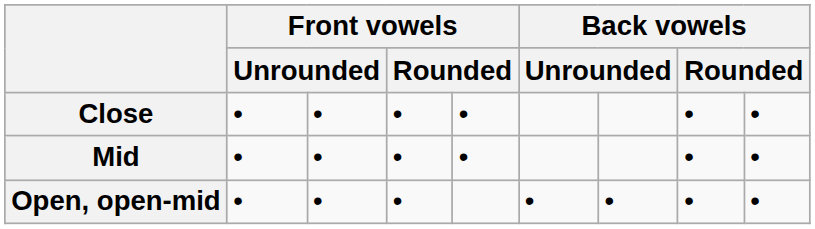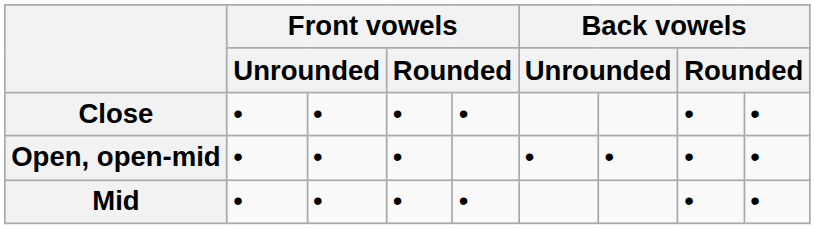rows swapped: (116, 157) <-> (116, 200)
